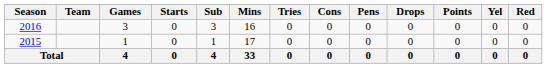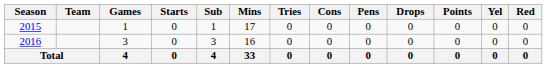rows swapped: (30, 41) <-> (30, 26)
